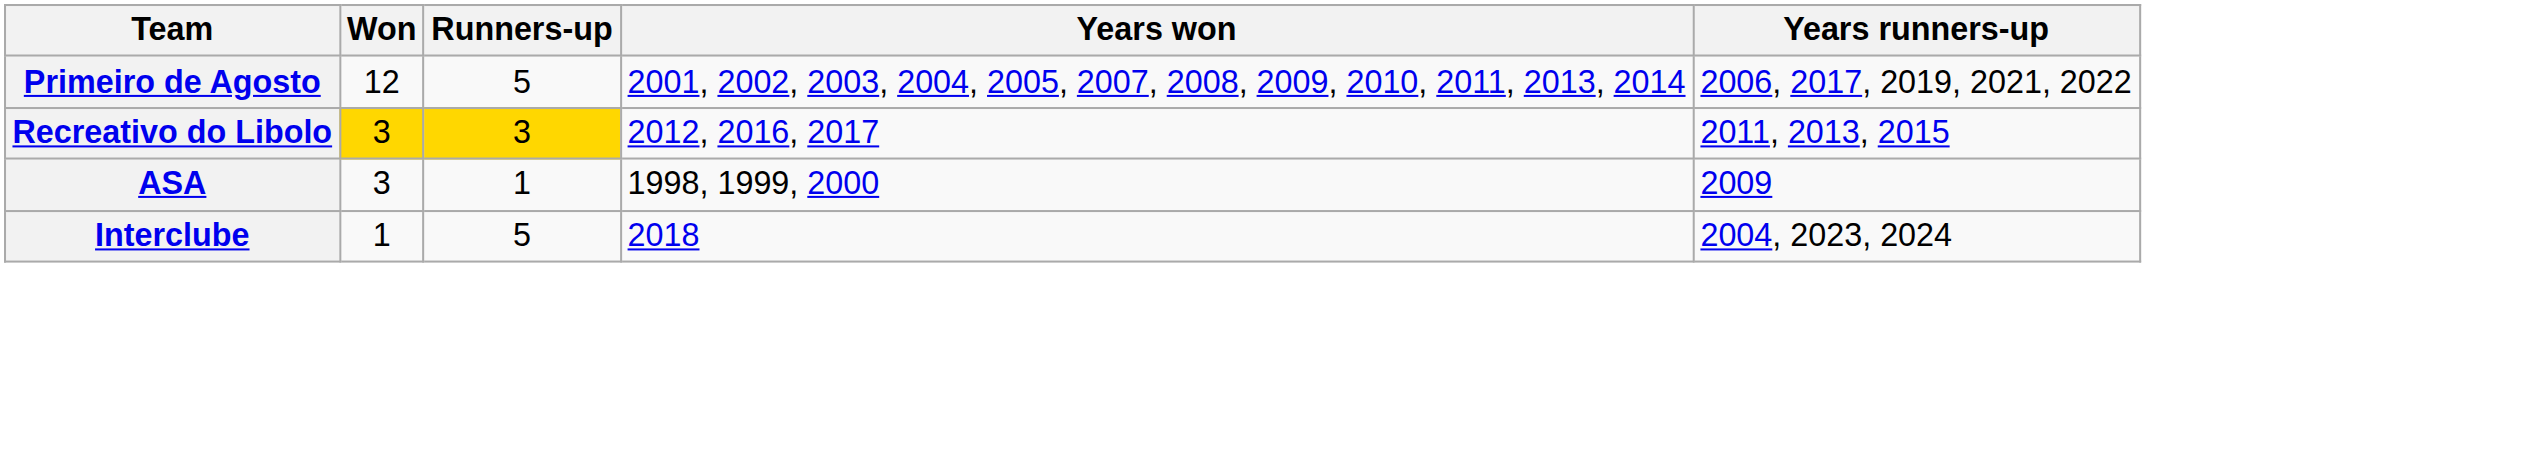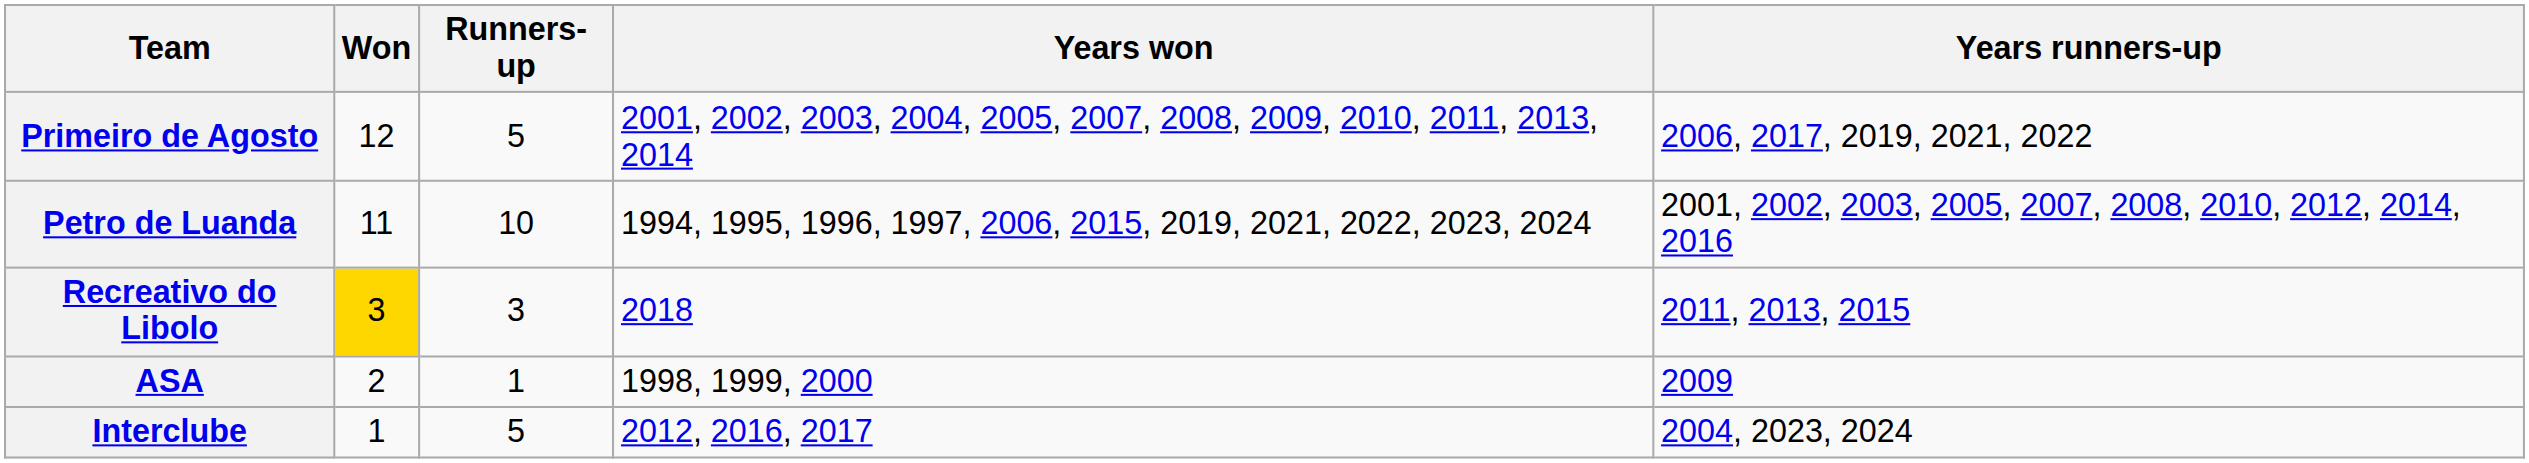+ row: (170, 223)
(522, 132) gold background -> (516, 311) no background
(753, 132) 2012, 2016, 2017 -> (657, 311) 2018
(382, 183) 3 -> (377, 380) 2
(664, 235) 2018 -> (747, 431) 2012, 2016, 2017
